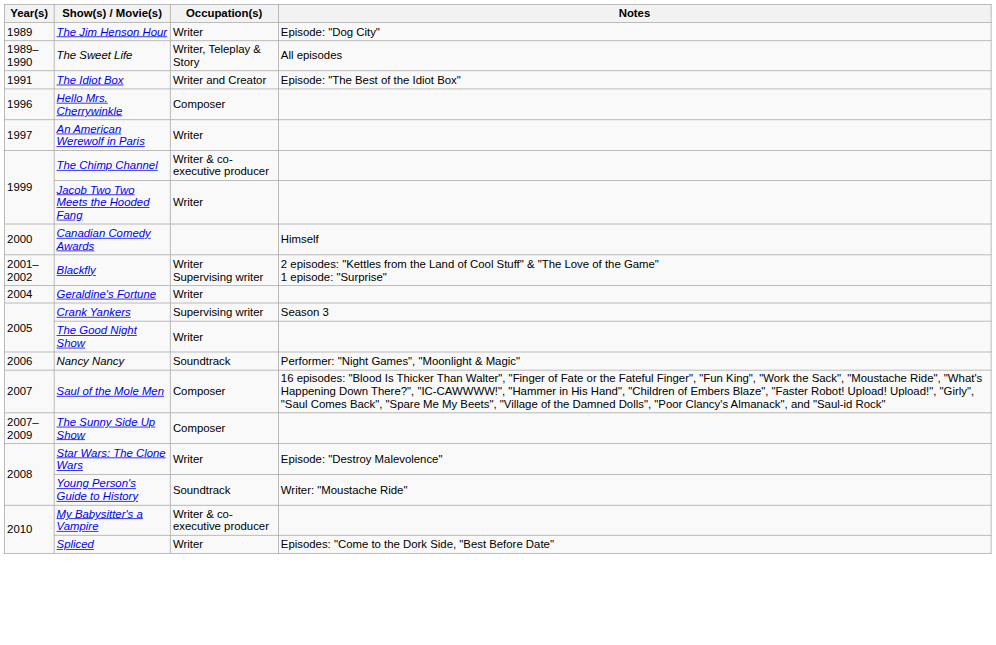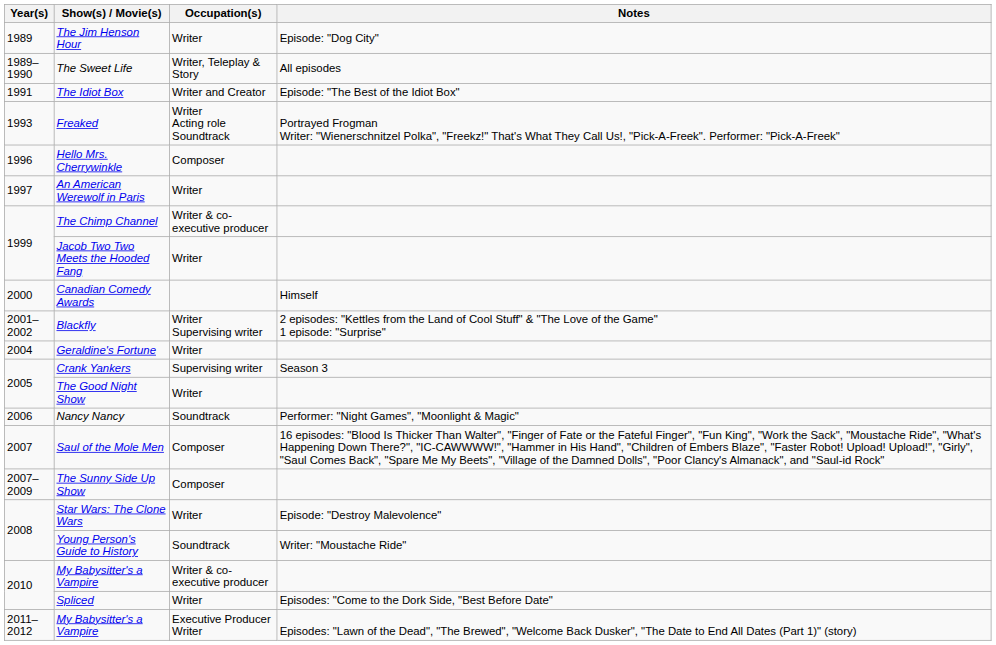+ row: (20, 124)
+ row: (22, 625)
